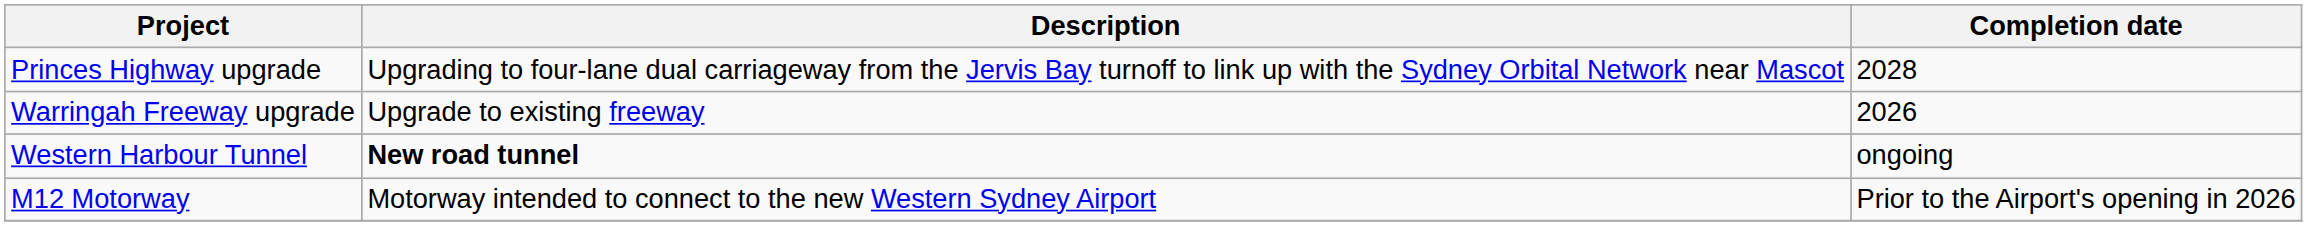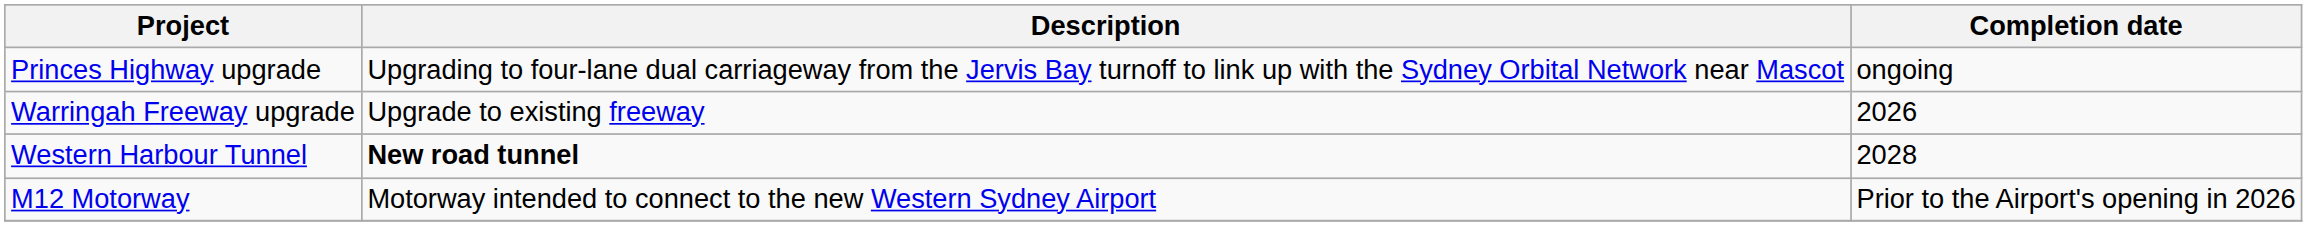(1887, 69) 2028 -> (1905, 69) ongoing
(1905, 155) ongoing -> (1887, 155) 2028
